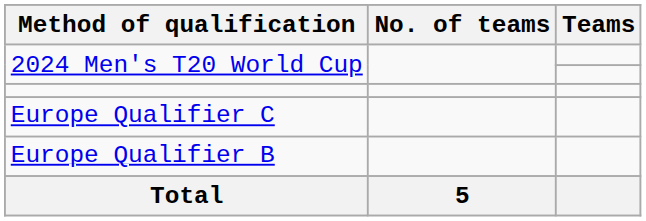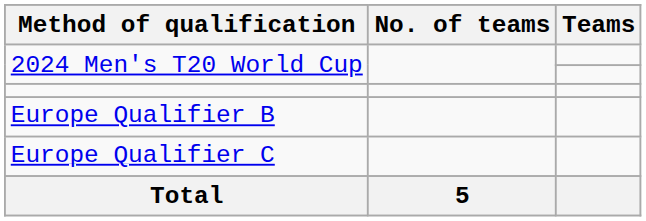rows swapped: (143, 156) <-> (143, 116)
